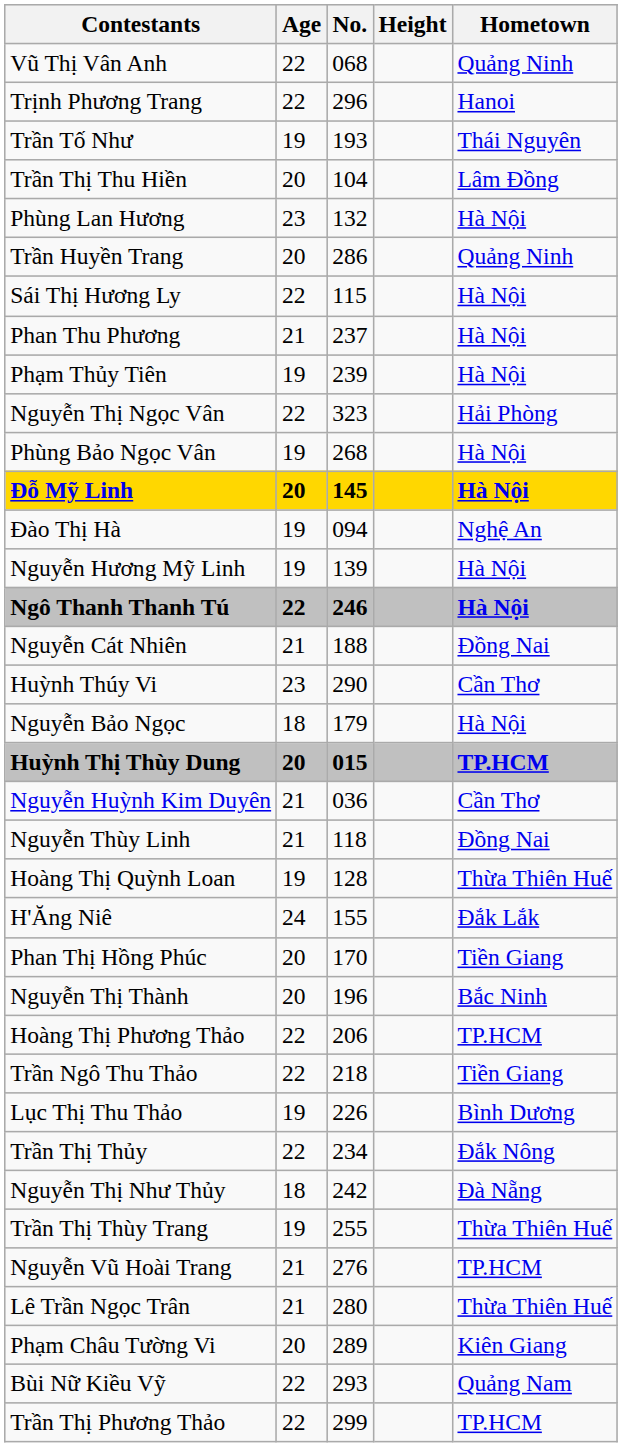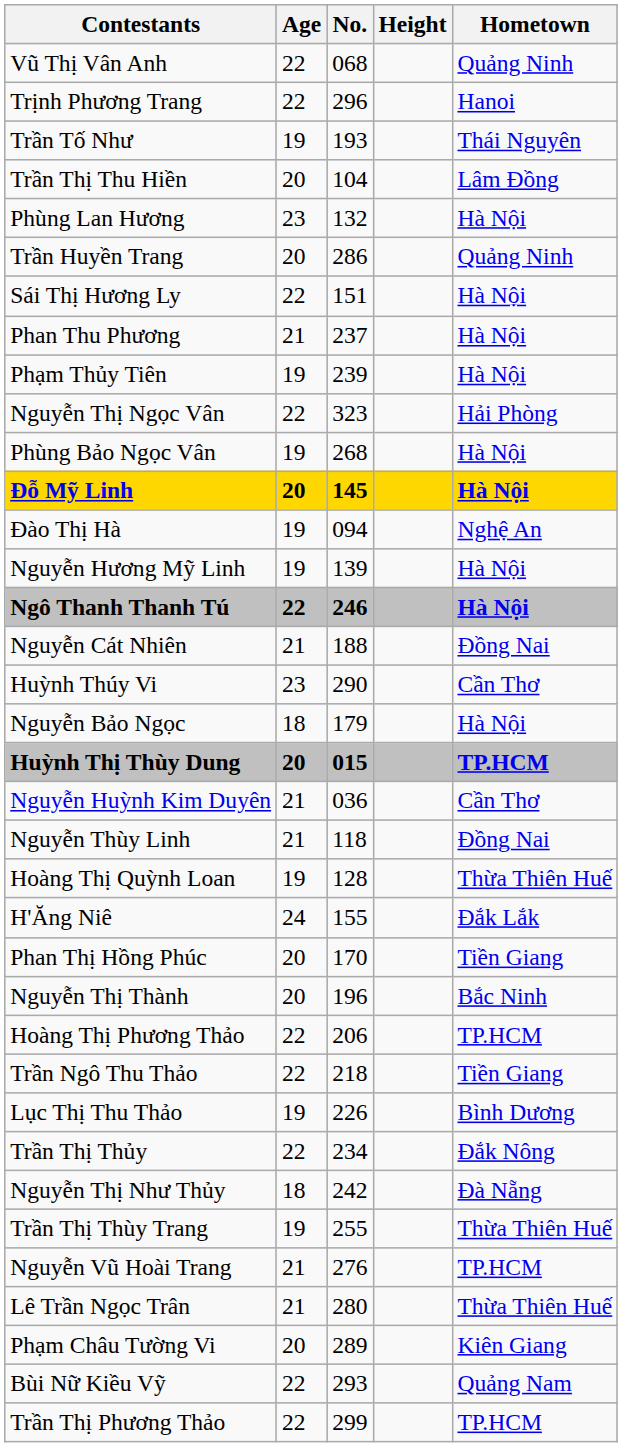(349, 296) 115 -> (350, 296) 151
